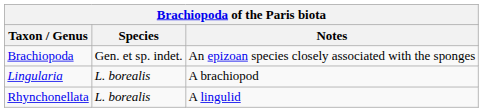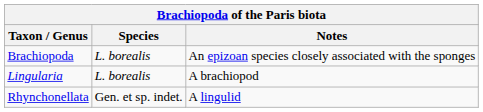(139, 55) Gen. et sp. indet. -> (123, 55) L. borealis
(123, 96) L. borealis -> (139, 96) Gen. et sp. indet.
